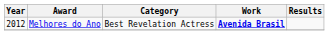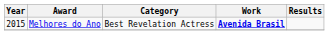(16, 24) 2012 -> (16, 24) 2015
